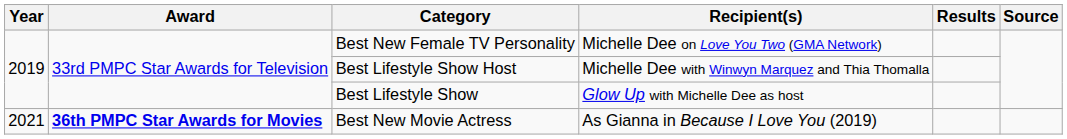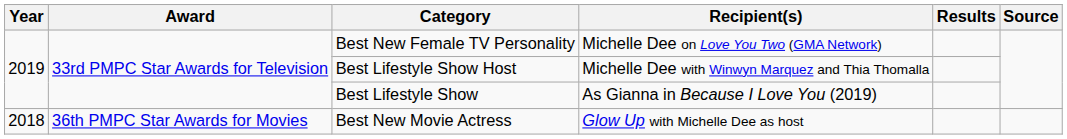(693, 95) Glow Up with Michelle Dee as host -> (730, 95) As Gianna in Because I Love You (2019)
(26, 120) 2021 -> (26, 120) 2018
(187, 120) bold -> (180, 120) normal
(730, 120) As Gianna in Because I Love You (2019) -> (693, 120) Glow Up with Michelle Dee as host
